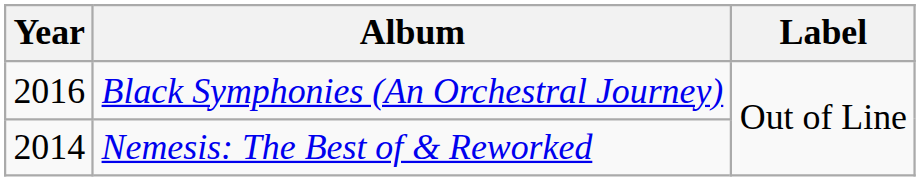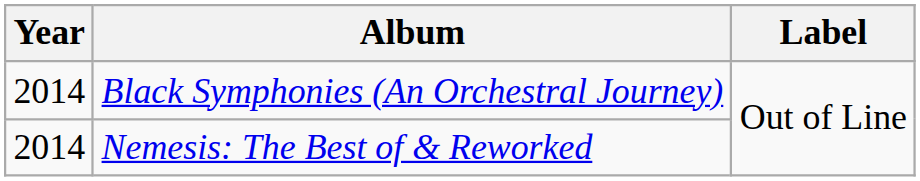(49, 89) 2016 -> (49, 89) 2014
